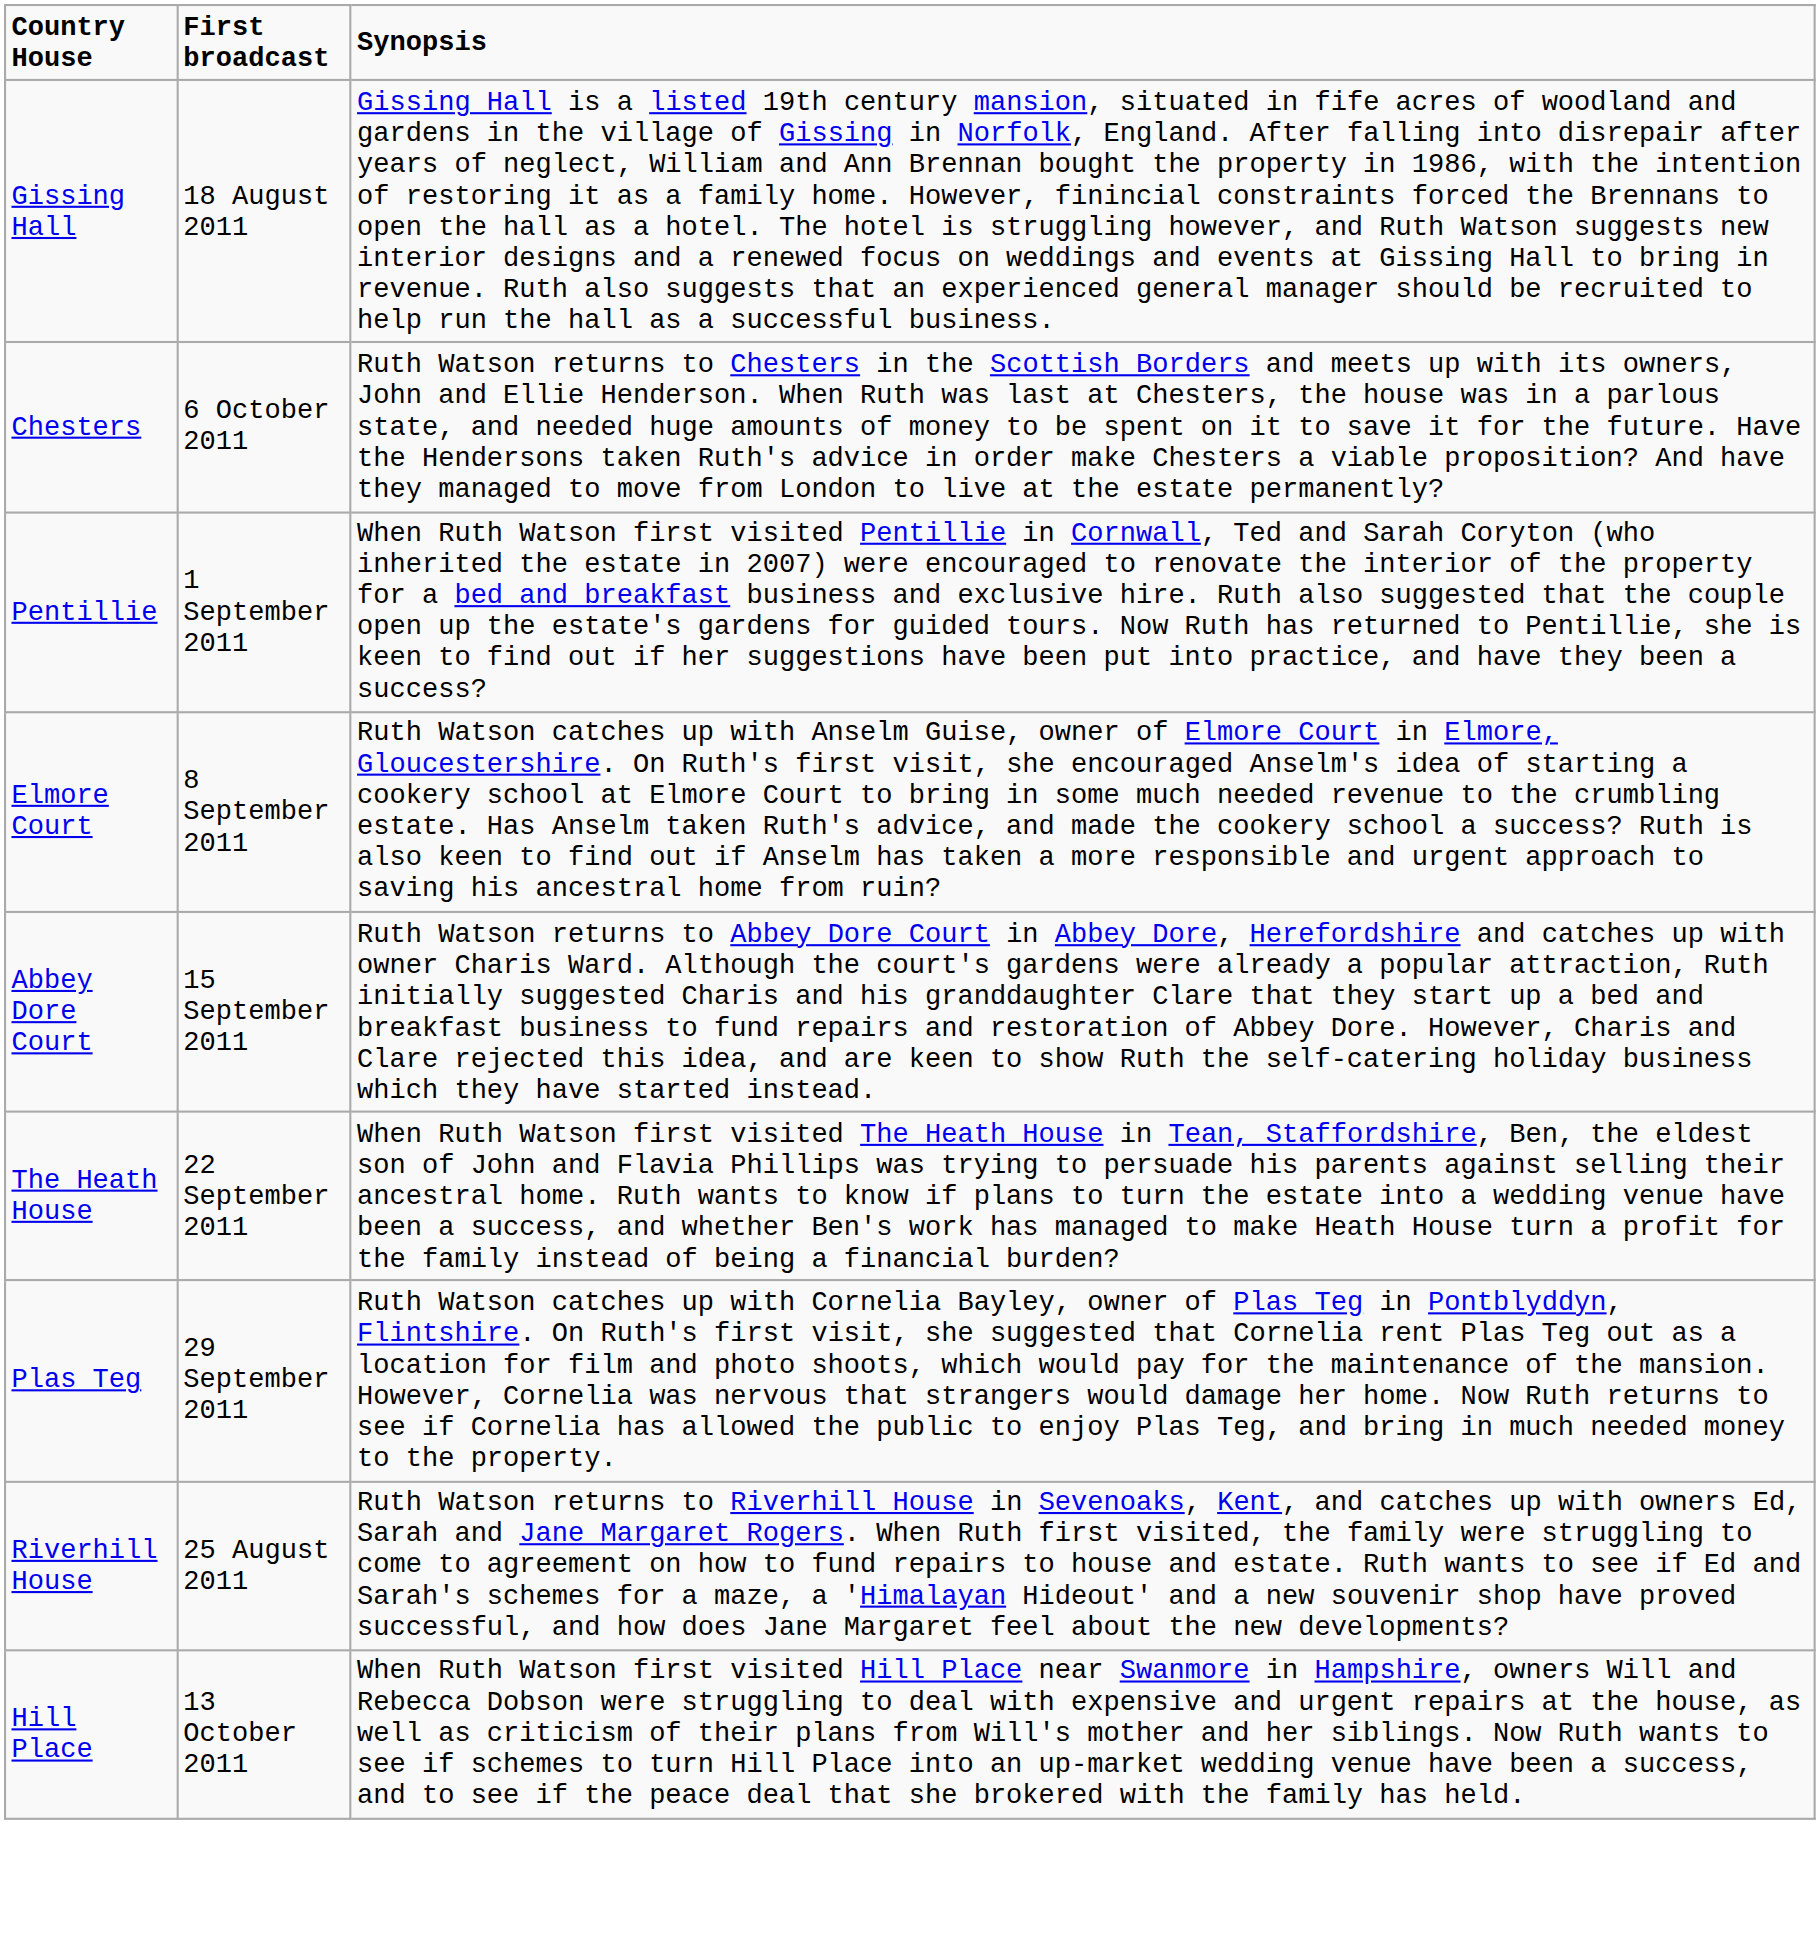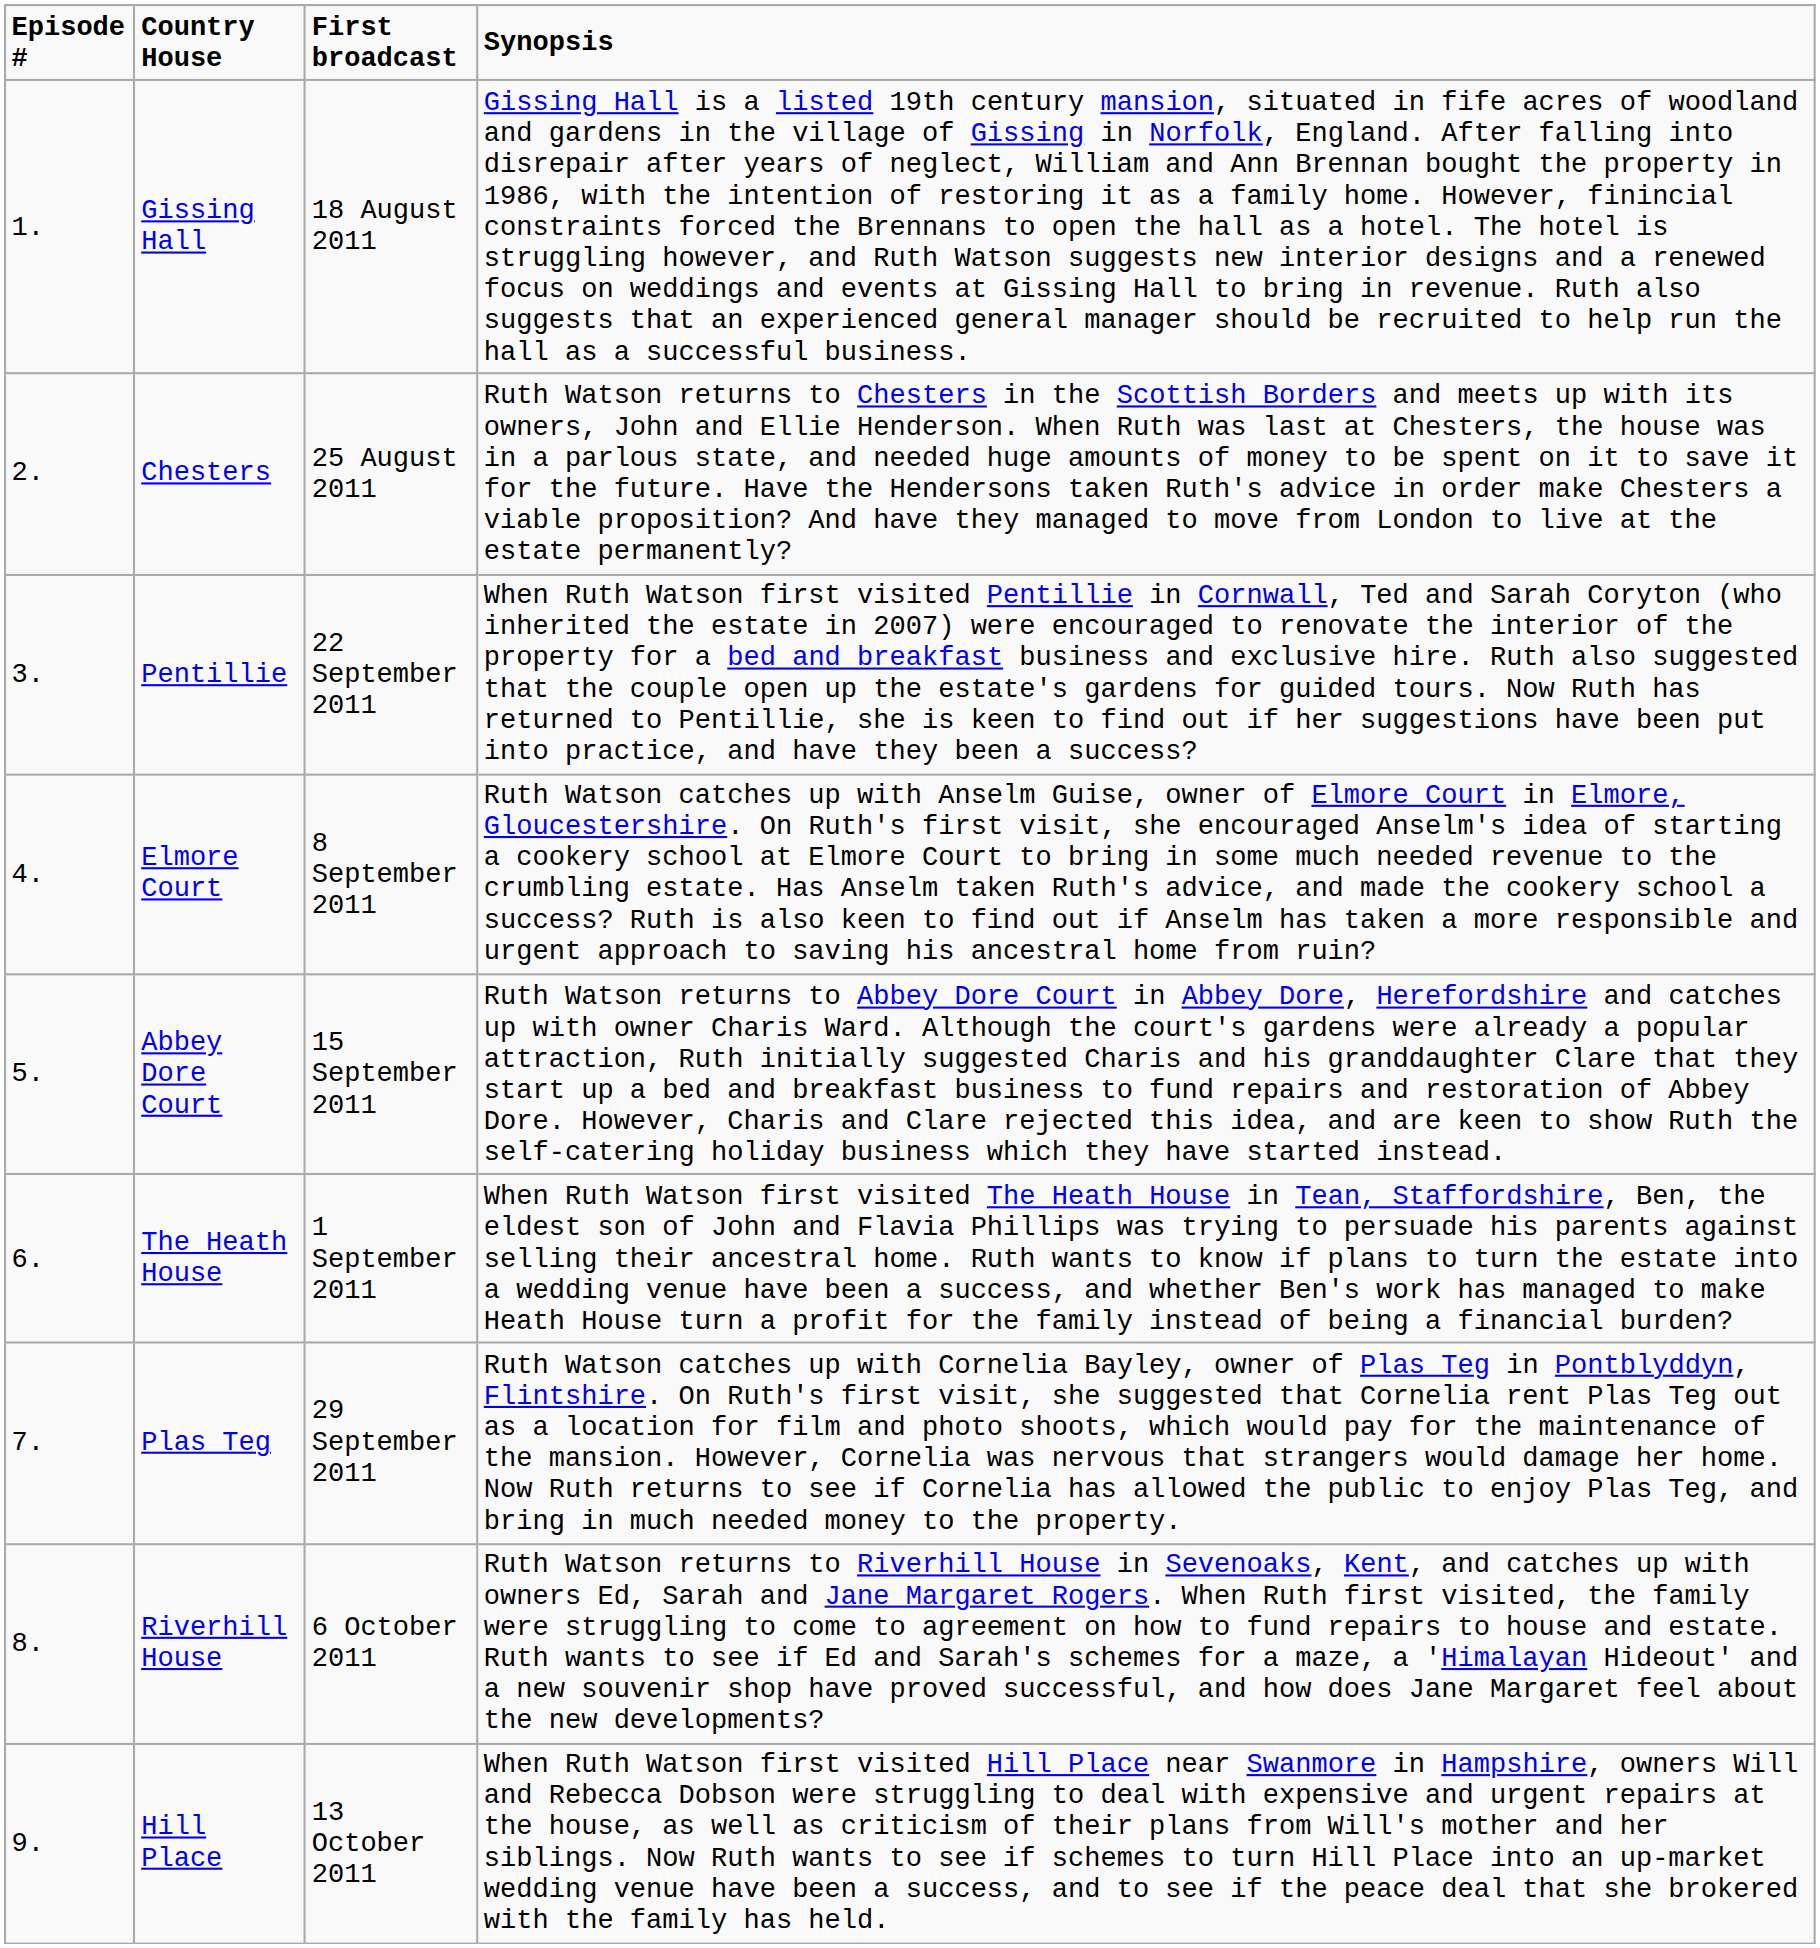+ column: (68, 43)
(256, 427) 6 October 2011 -> (385, 474) 25 August 2011
(256, 612) 1 September 2011 -> (385, 674) 22 September 2011
(256, 1196) 22 September 2011 -> (385, 1259) 1 September 2011
(256, 1565) 25 August 2011 -> (385, 1643) 6 October 2011
